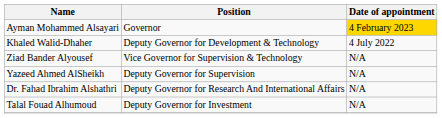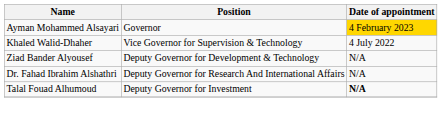(221, 43) Deputy Governor for Development & Technology -> (213, 43) Vice Governor for Supervision & Technology
(213, 58) Vice Governor for Supervision & Technology -> (221, 58) Deputy Governor for Development & Technology
- row: (55, 74)
(357, 105) normal -> (357, 89) bold
